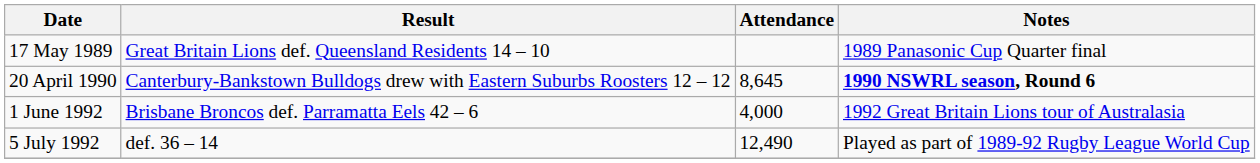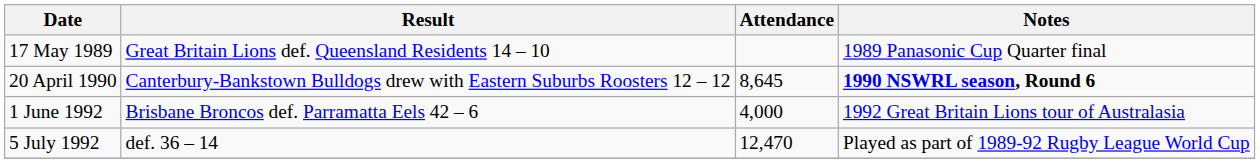(766, 142) 12,490 -> (766, 142) 12,470
